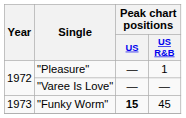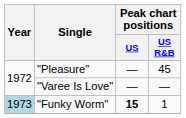(164, 69) 1 -> (164, 69) 45
(19, 104) no background -> (19, 104) lightblue background
(164, 104) 45 -> (164, 104) 1
